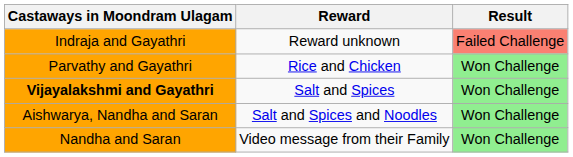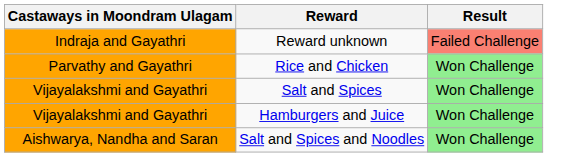(120, 90) bold -> (120, 90) normal
+ row: (332, 115)
- row: (344, 140)
